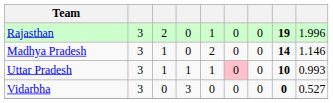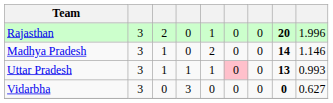(284, 32) 19 -> (284, 32) 20
(284, 70) 10 -> (284, 70) 13
(312, 88) 0.527 -> (312, 88) 0.627
